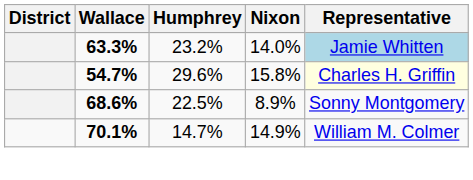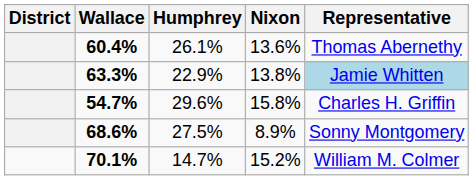+ row: (112, 47)
(197, 47) 23.2% -> (197, 75) 22.9%
(275, 47) 14.0% -> (275, 75) 13.8%
(387, 75) lightyellow background -> (387, 103) no background
(197, 103) 22.5% -> (197, 132) 27.5%
(275, 132) 14.9% -> (275, 160) 15.2%
